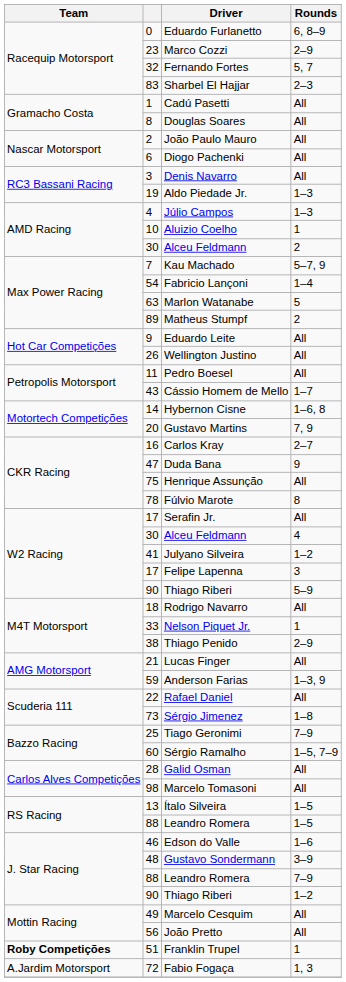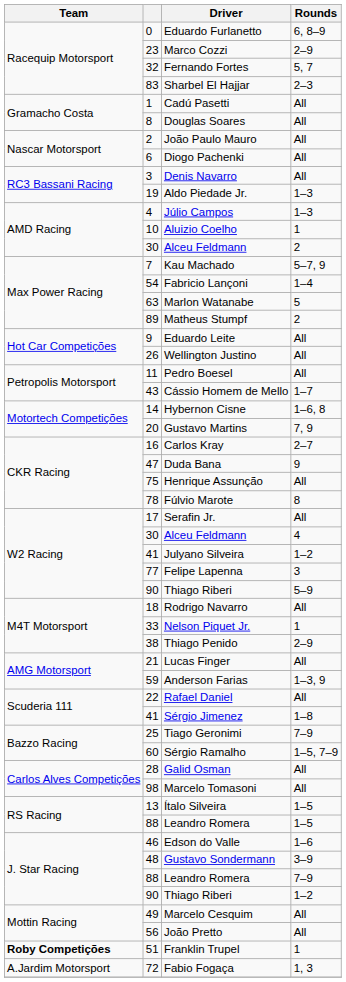(152, 571) 17 -> (152, 571) 77
(152, 715) 73 -> (152, 715) 41
